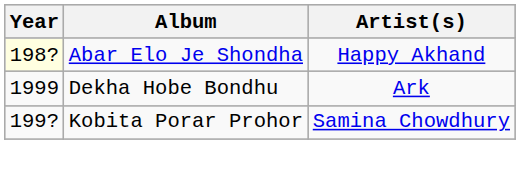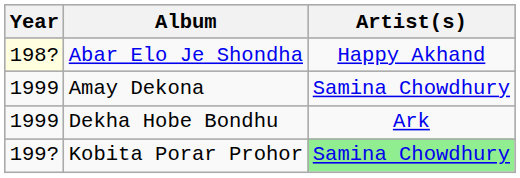+ row: (137, 88)
(411, 122) no background -> (411, 155) lightgreen background
